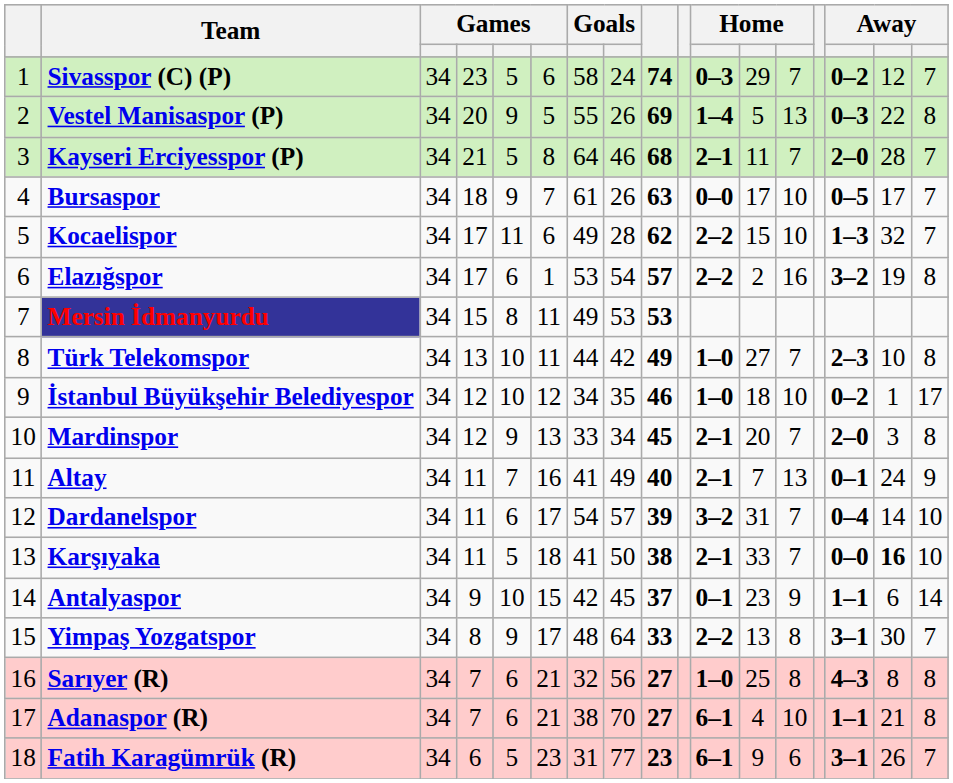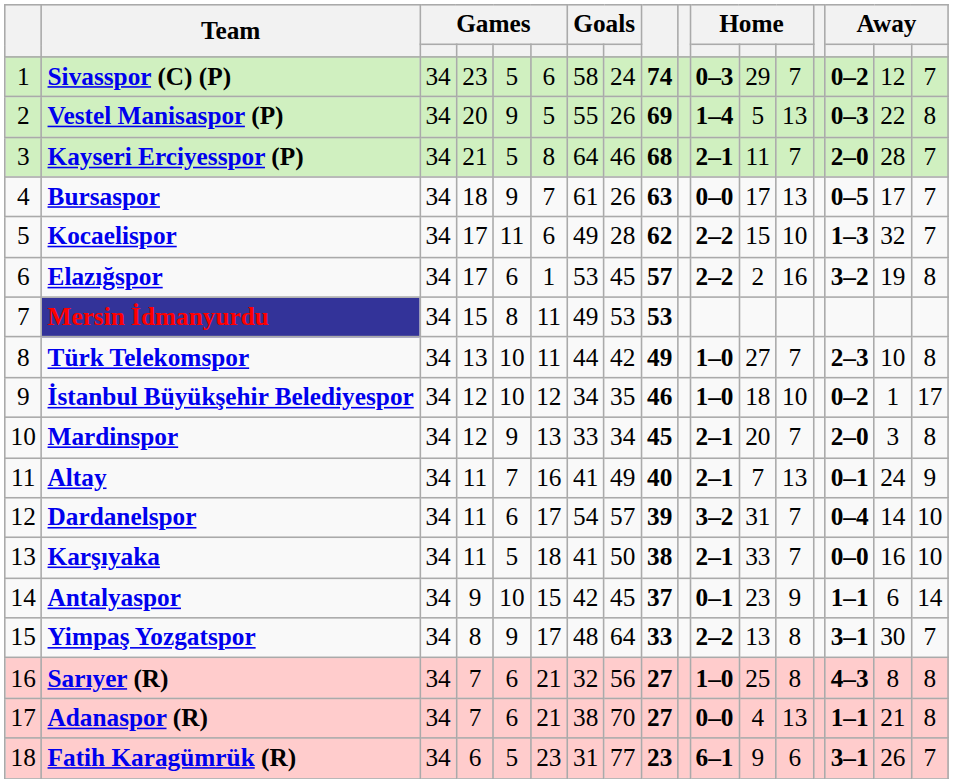(795, 196) 10 -> (795, 196) 13
(623, 276) 54 -> (623, 276) 45
(893, 557) bold -> (893, 557) normal
(715, 717) 6–1 -> (715, 717) 0–0
(795, 717) 10 -> (795, 717) 13
